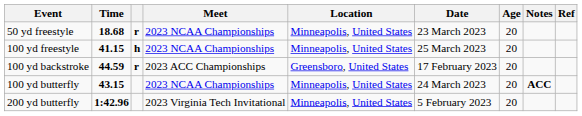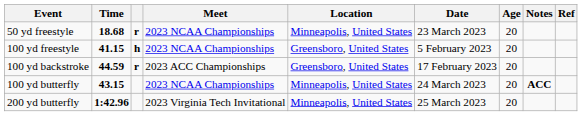(351, 48) Minneapolis, United States -> (349, 48) Greensboro, United States
(452, 48) 25 March 2023 -> (454, 48) 5 February 2023
(454, 102) 5 February 2023 -> (452, 102) 25 March 2023
